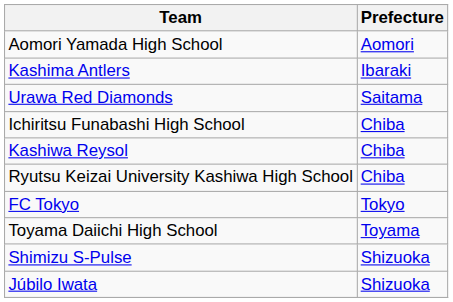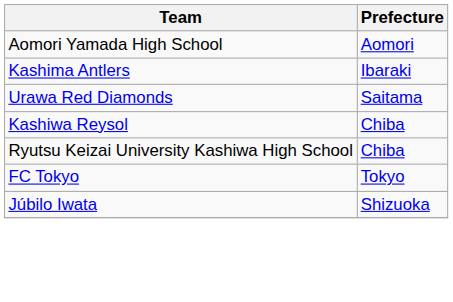- row: (127, 124)
- row: (113, 230)
- row: (70, 257)
